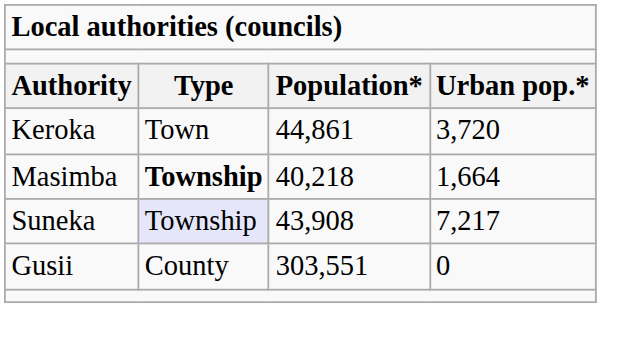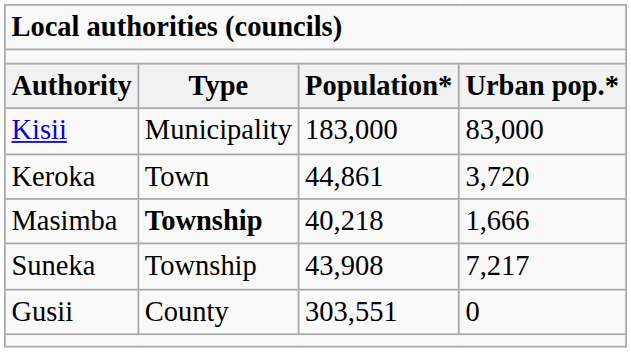+ row: (39, 130)
(468, 175) 1,664 -> (497, 220) 1,666
(201, 220) lavender background -> (201, 266) no background
